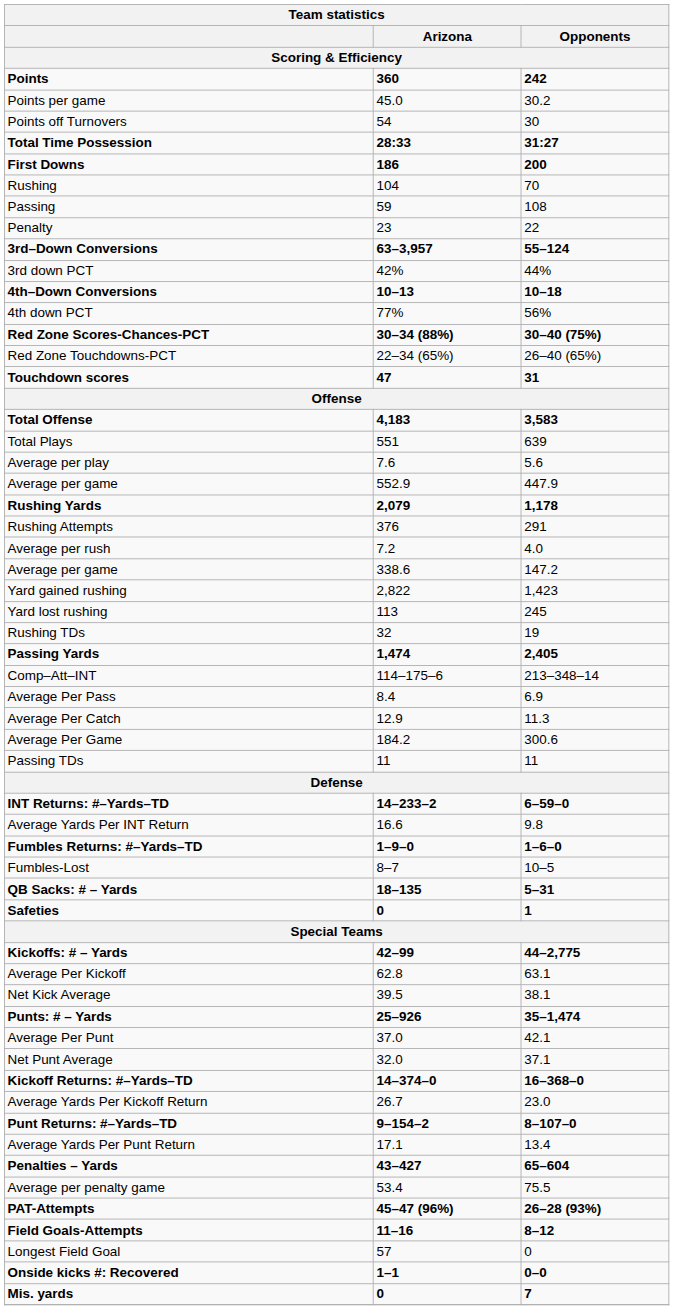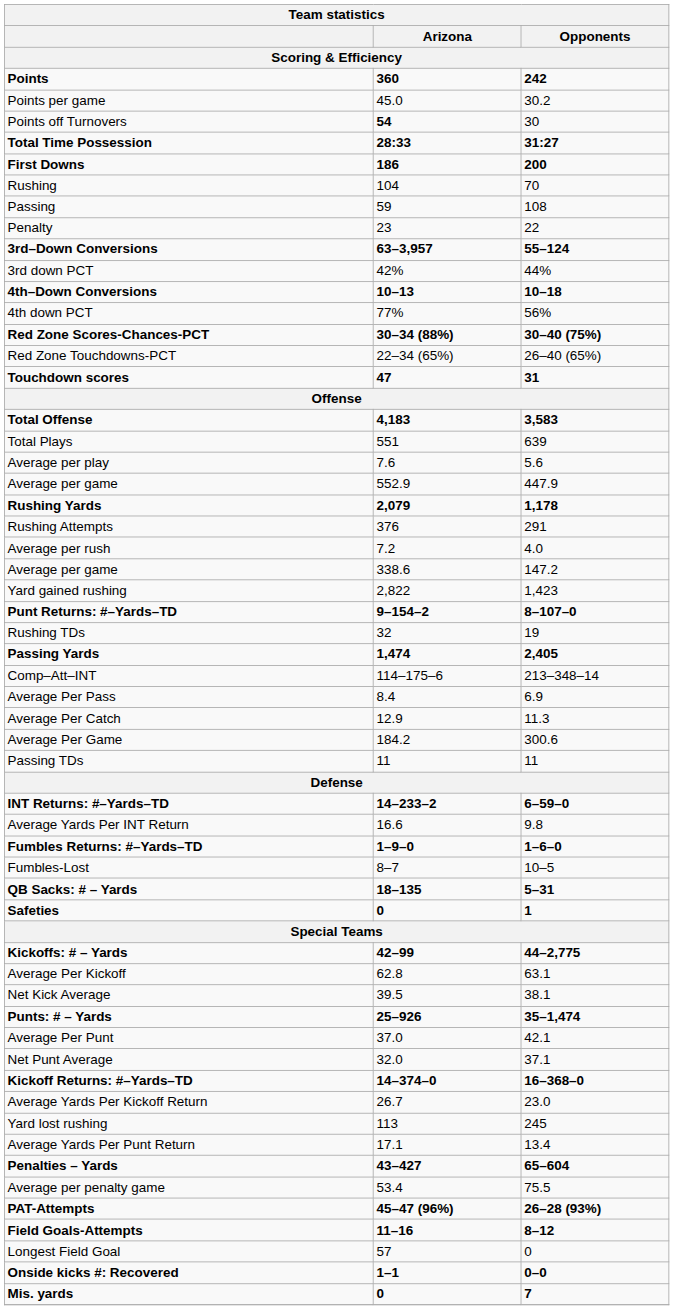(384, 121) normal -> (384, 121) bold
rows swapped: (57, 611) <-> (92, 1123)
